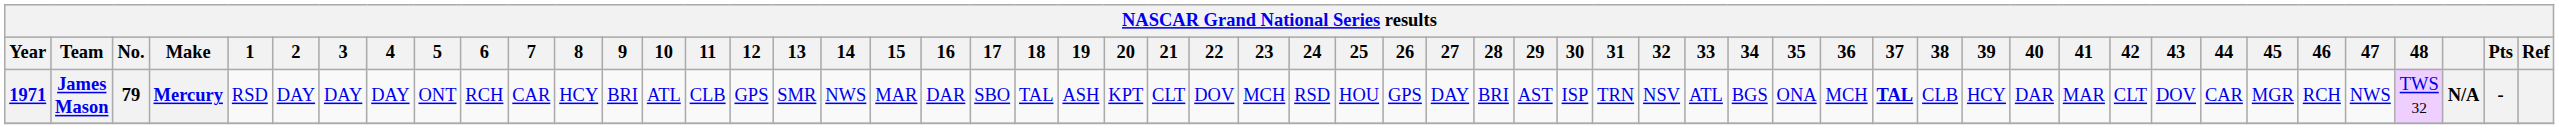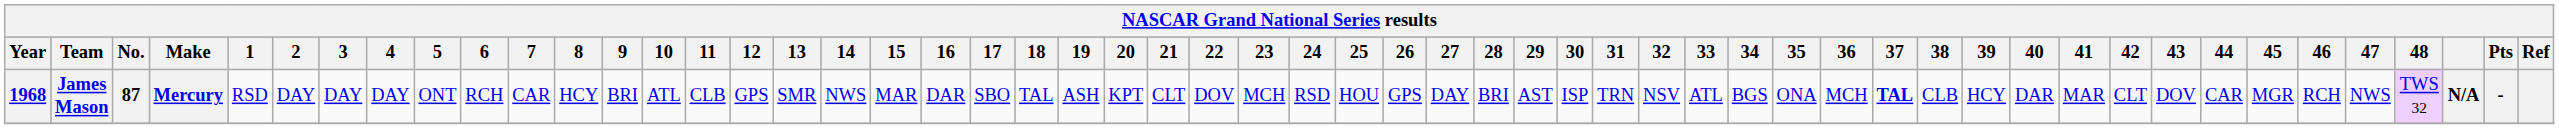(28, 96) 1971 -> (28, 96) 1968
(131, 96) 79 -> (131, 96) 87
